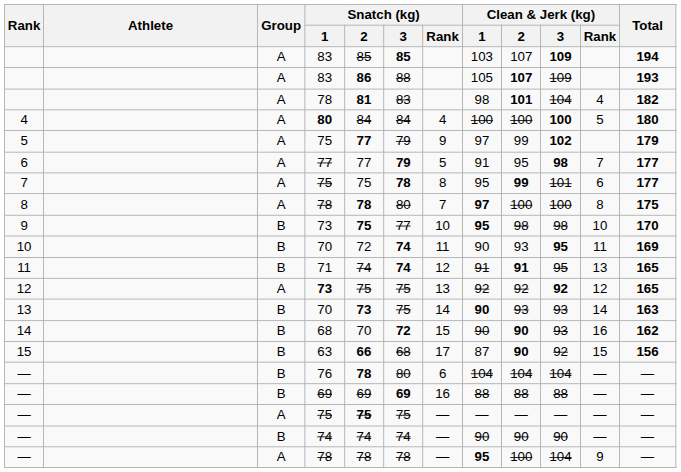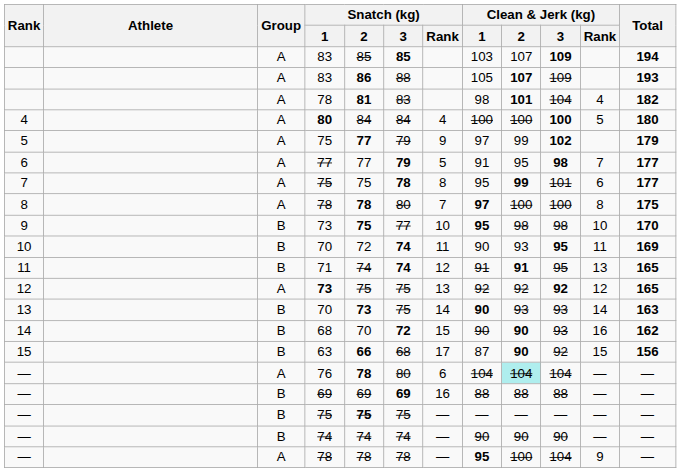(281, 373) B -> (281, 373) A
(521, 373) no background -> (521, 373) paleturquoise background
(281, 415) A -> (281, 415) B
